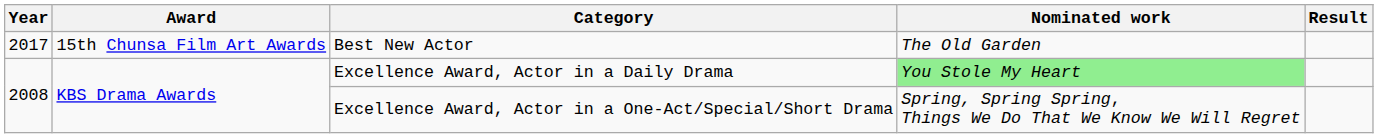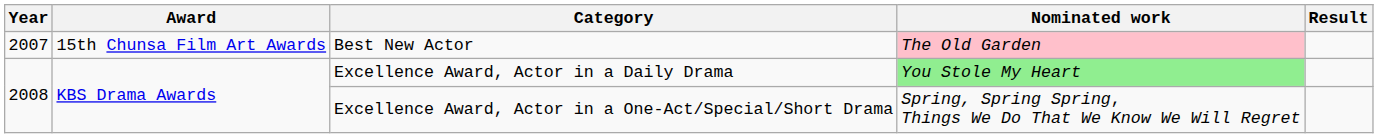(29, 45) 2017 -> (29, 45) 2007
(971, 45) no background -> (971, 45) pink background
